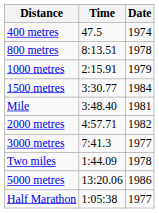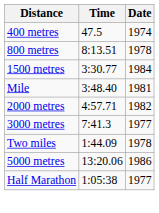- row: (36, 69)
